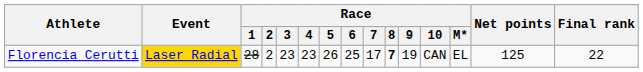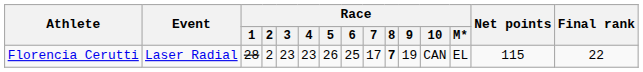(191, 56) gold background -> (191, 56) no background
(513, 56) 125 -> (513, 56) 115
